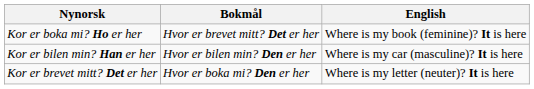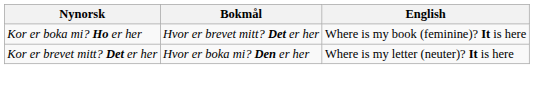- row: (81, 53)
